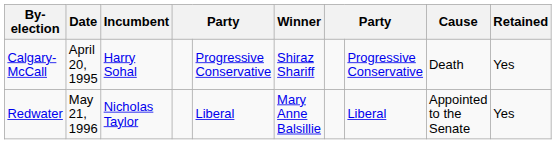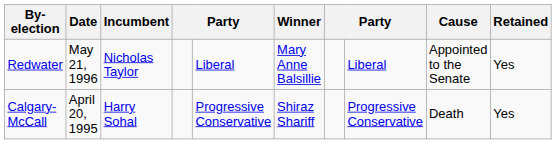rows swapped: (35, 114) <-> (32, 64)
